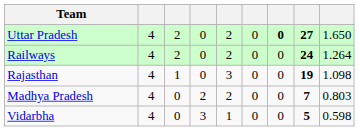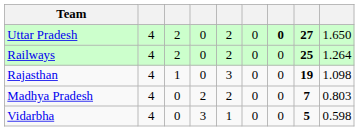(307, 55) 24 -> (307, 55) 25
